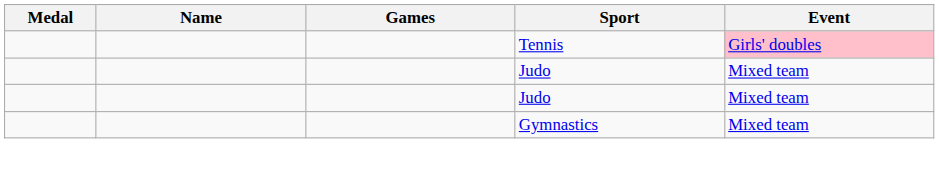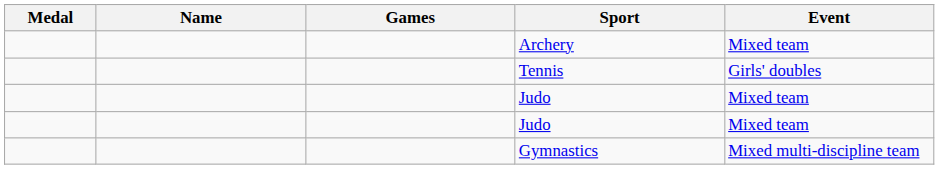+ row: (50, 44)
(775, 44) pink background -> (775, 71) no background
(769, 124) Mixed team -> (824, 151) Mixed multi-discipline team
